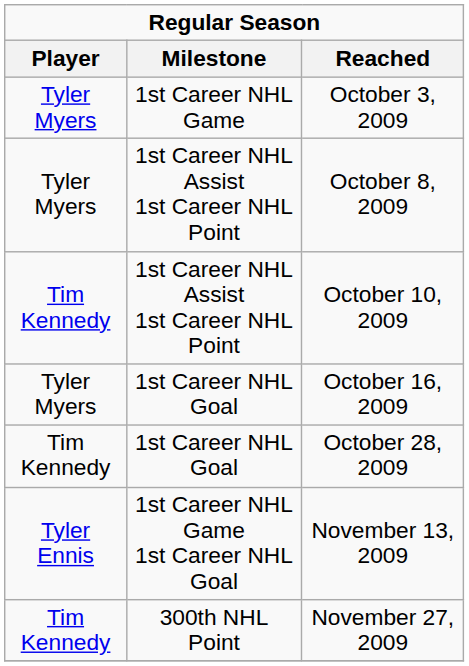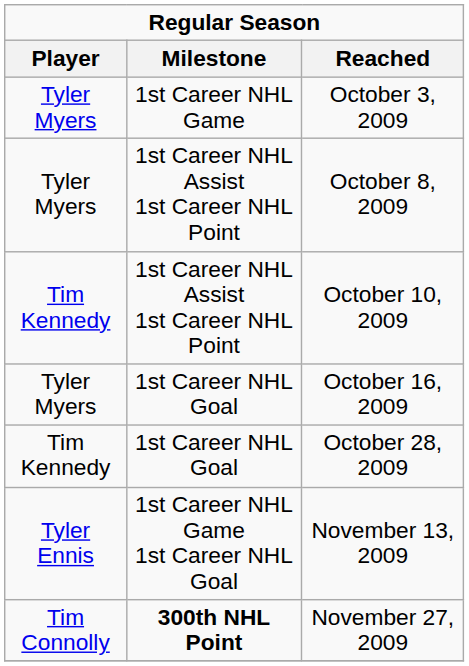(66, 630) Tim Kennedy -> (66, 630) Tim Connolly
(214, 630) normal -> (214, 630) bold
